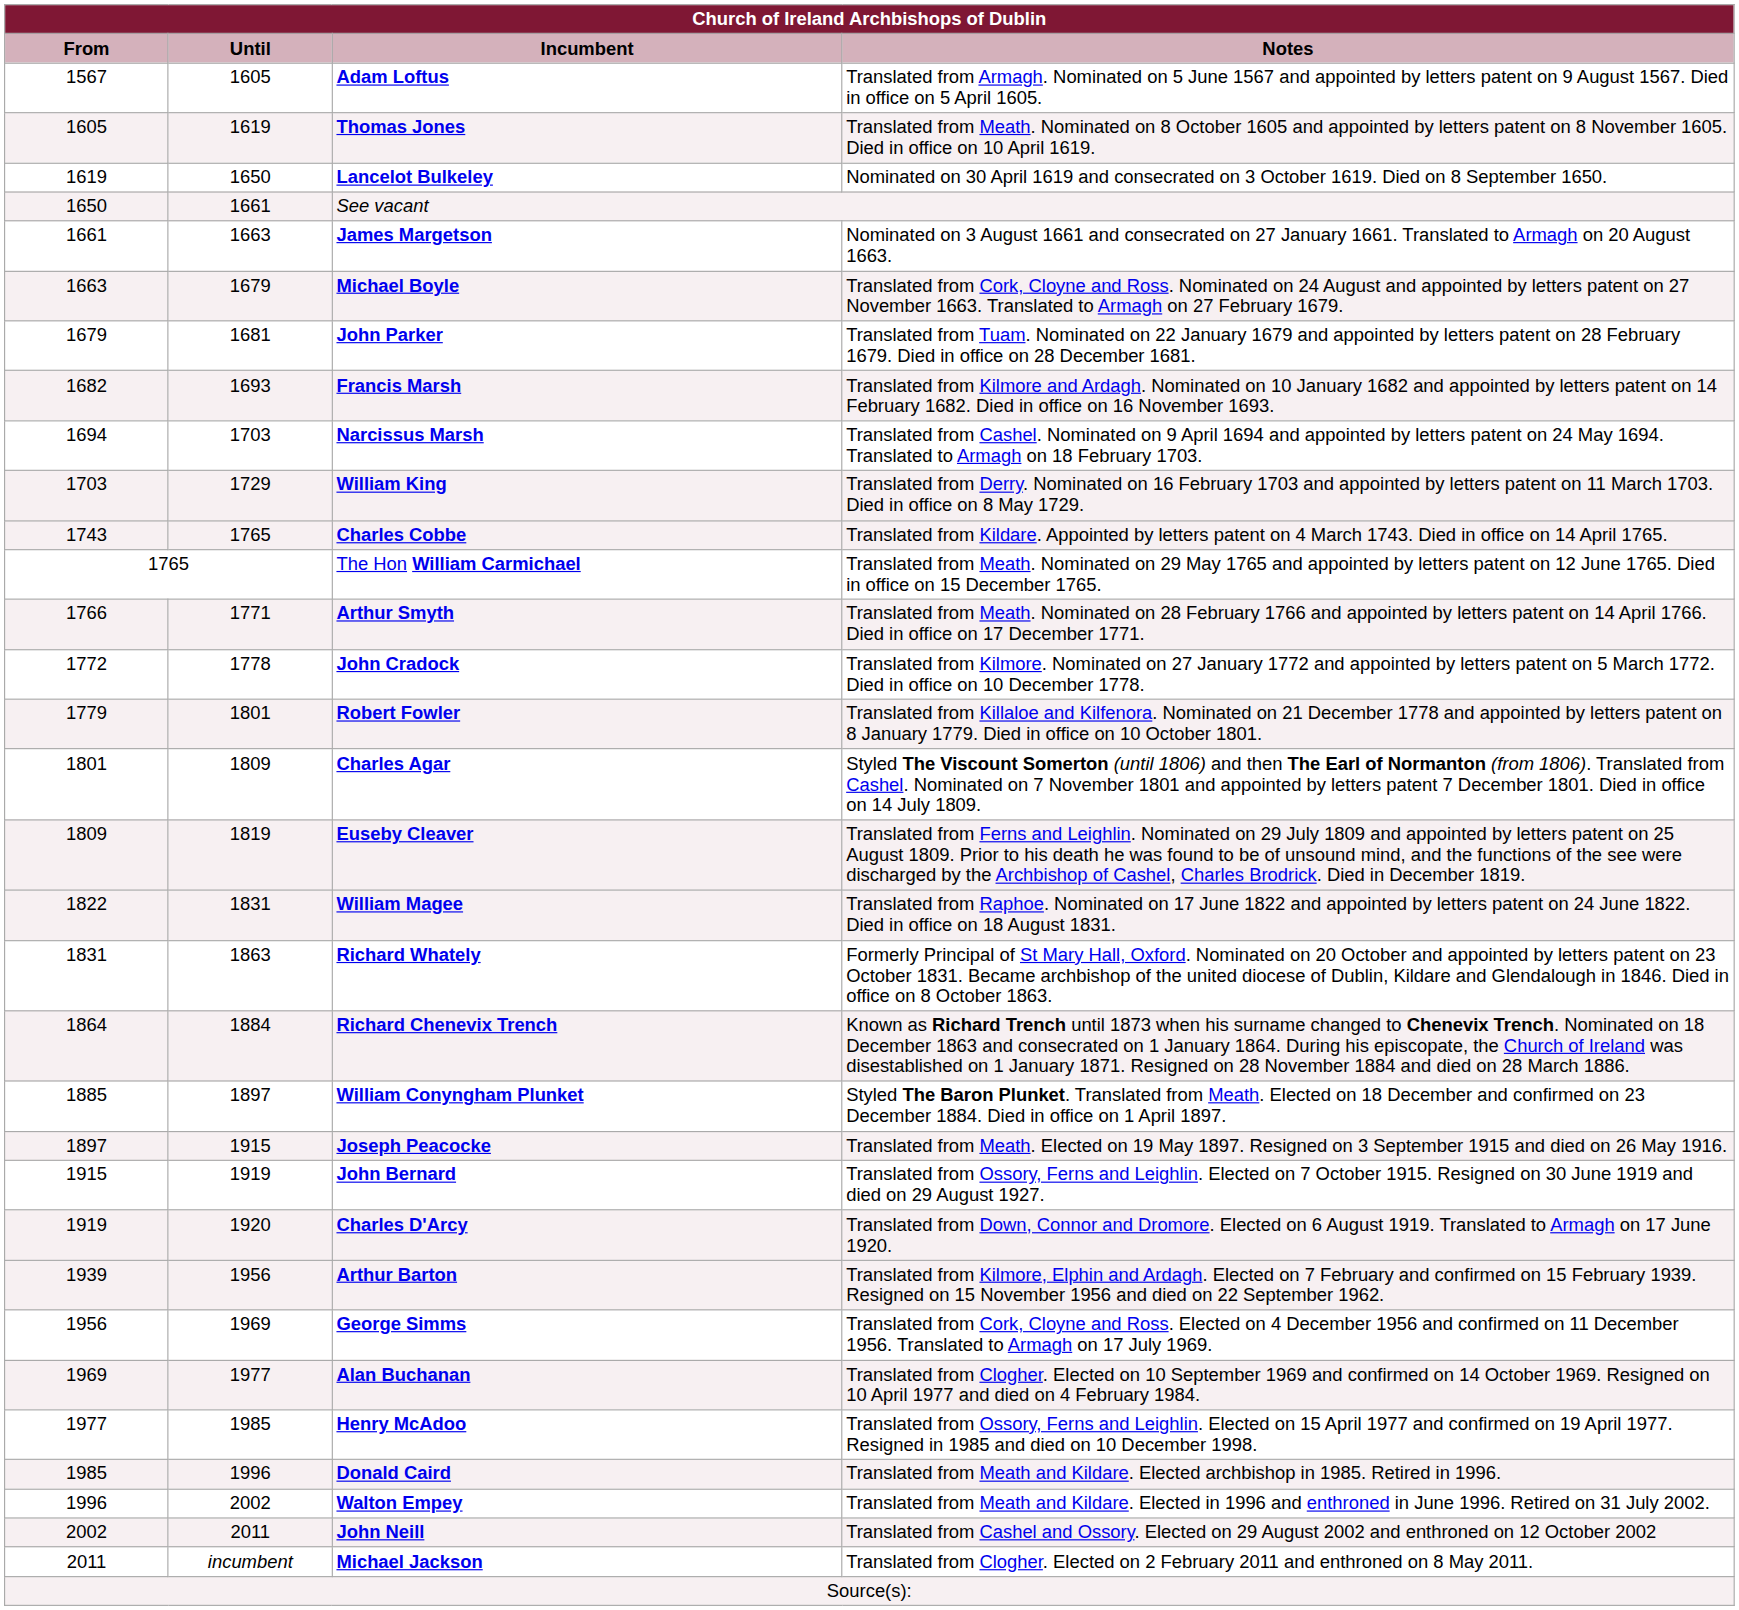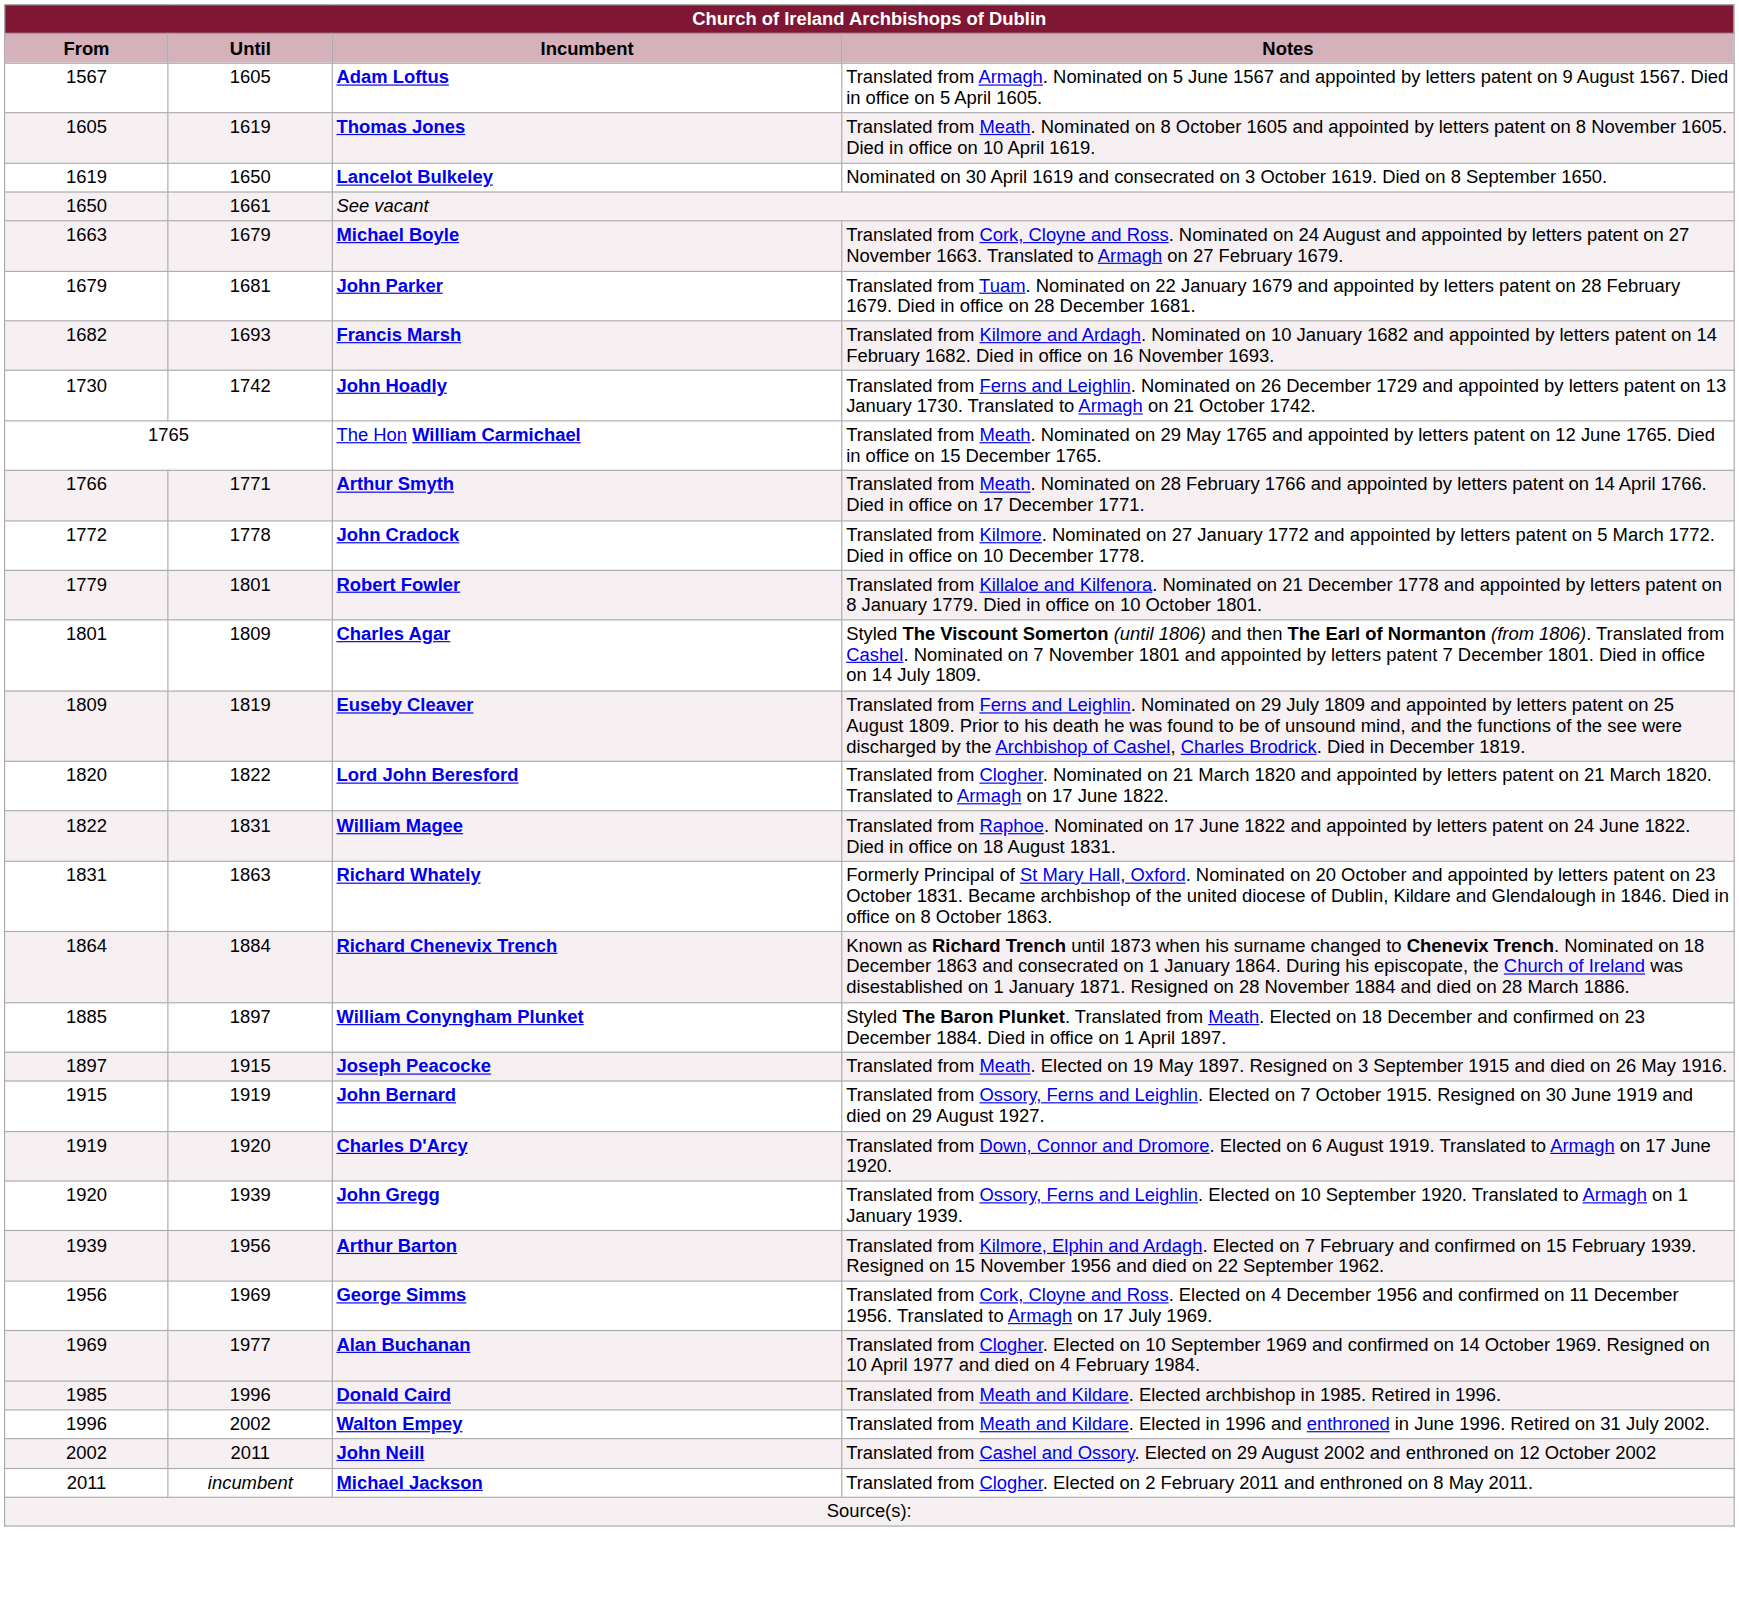- row: (414, 235)
- row: (410, 435)
- row: (392, 484)
+ row: (392, 385)
- row: (401, 534)
+ row: (427, 775)
+ row: (388, 1195)
- row: (401, 1424)
